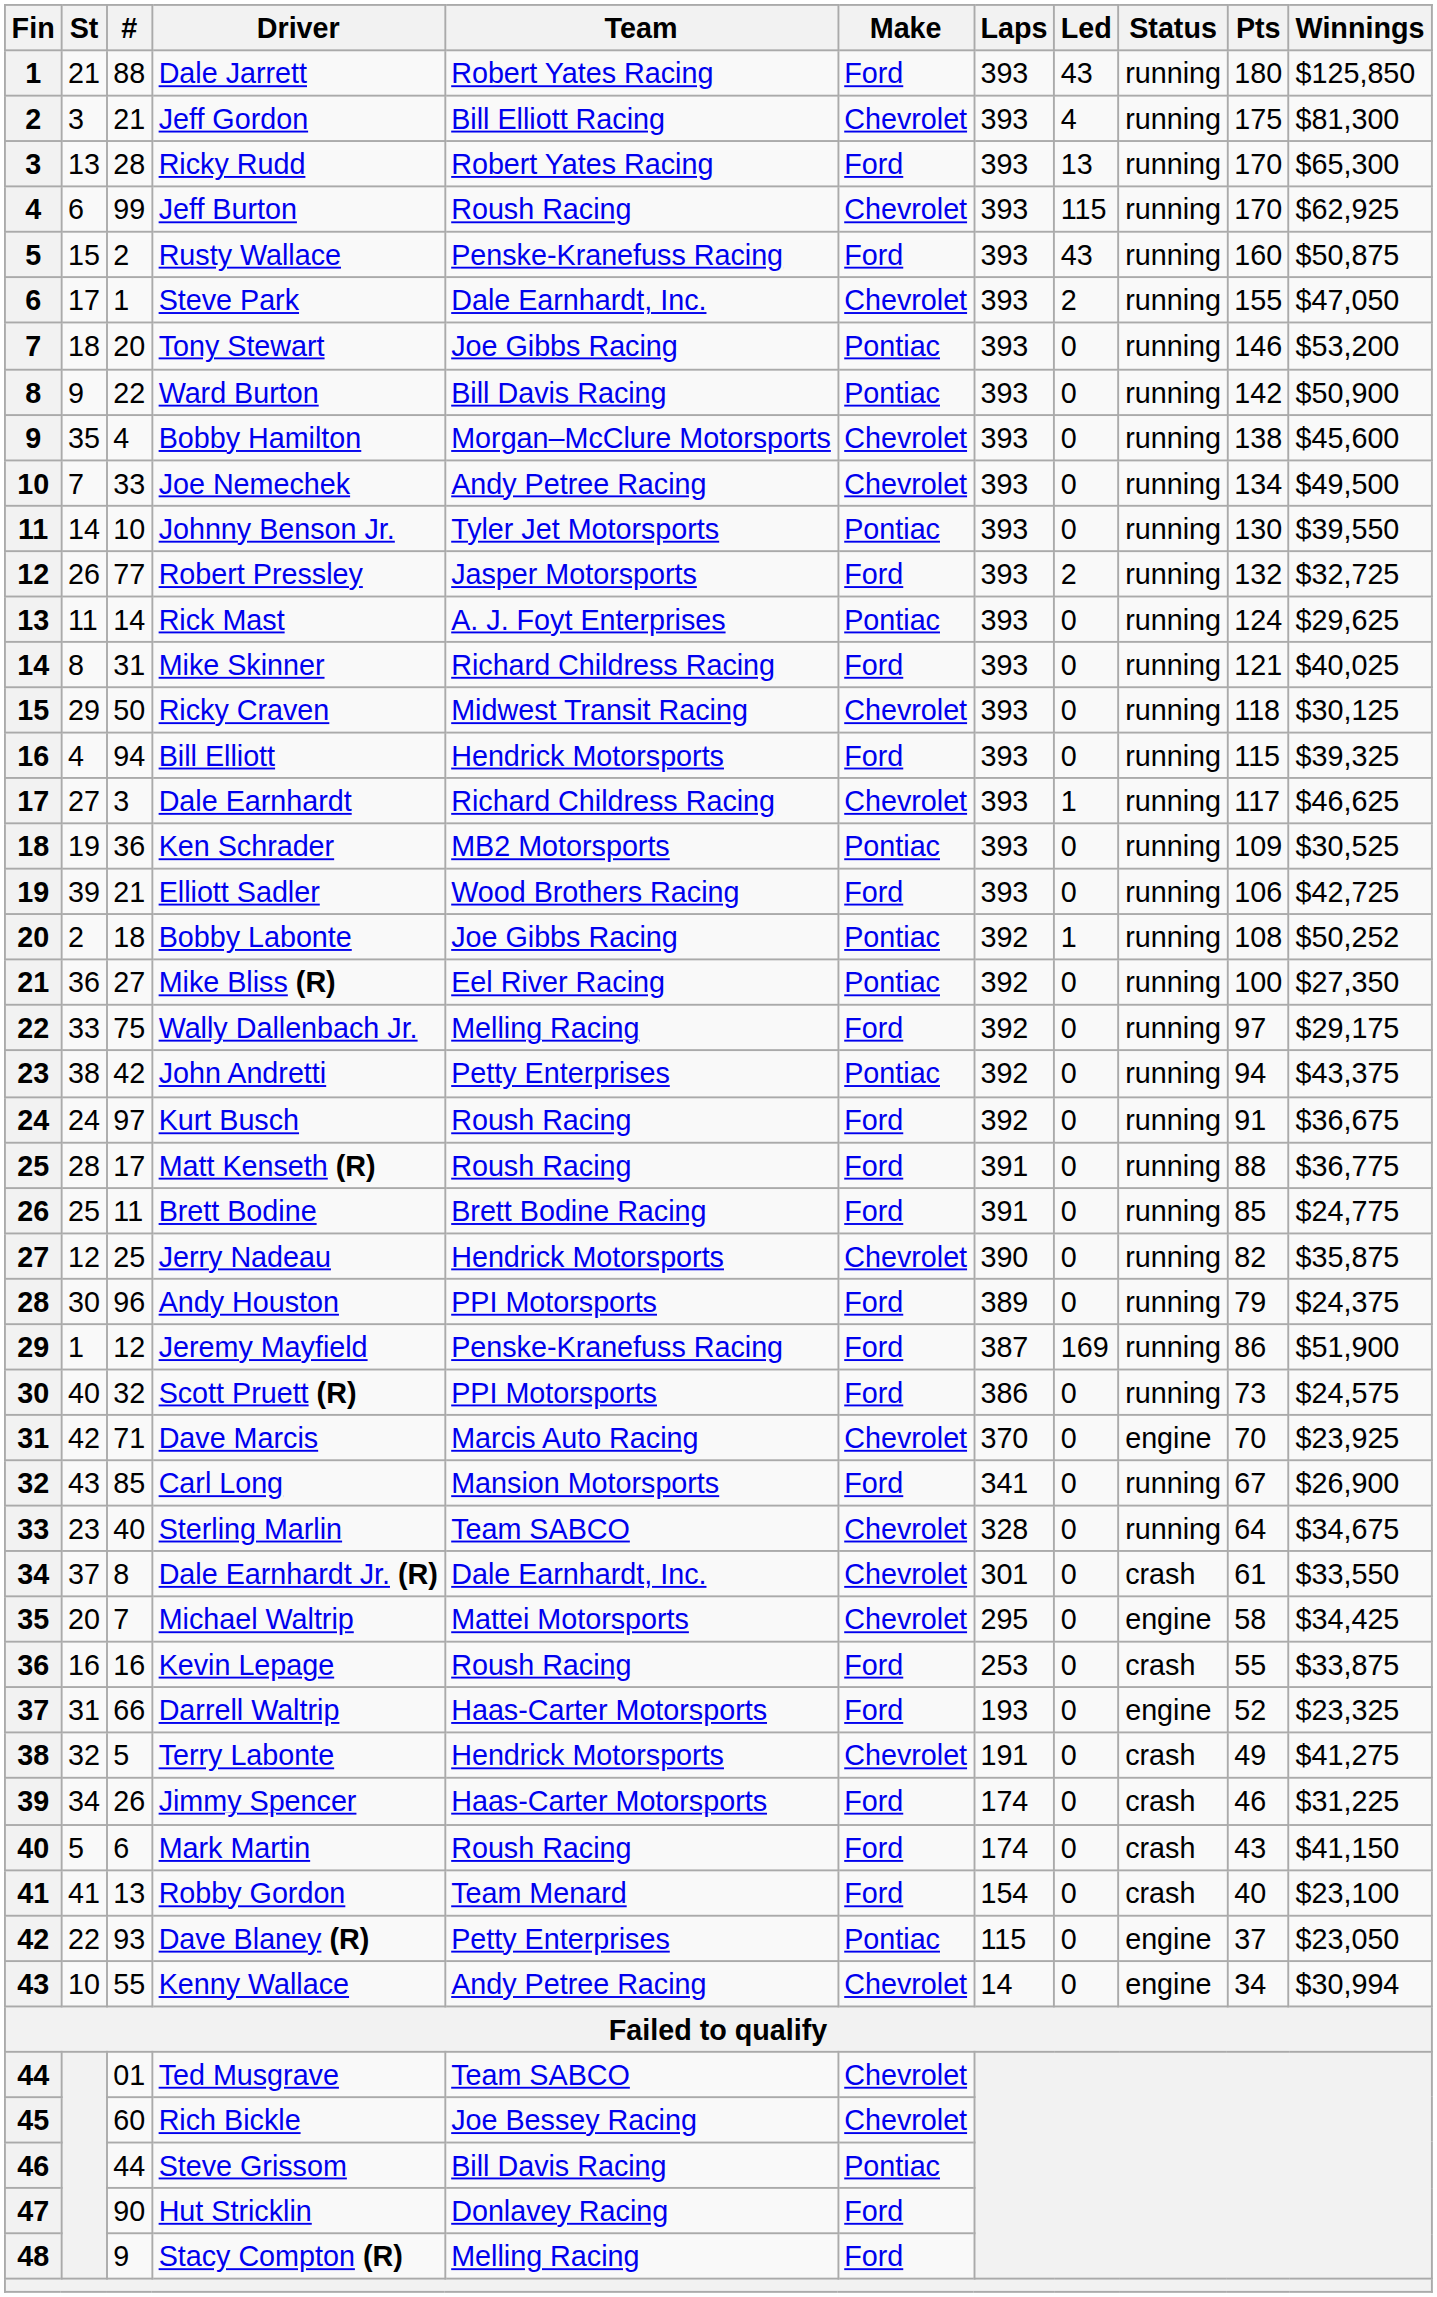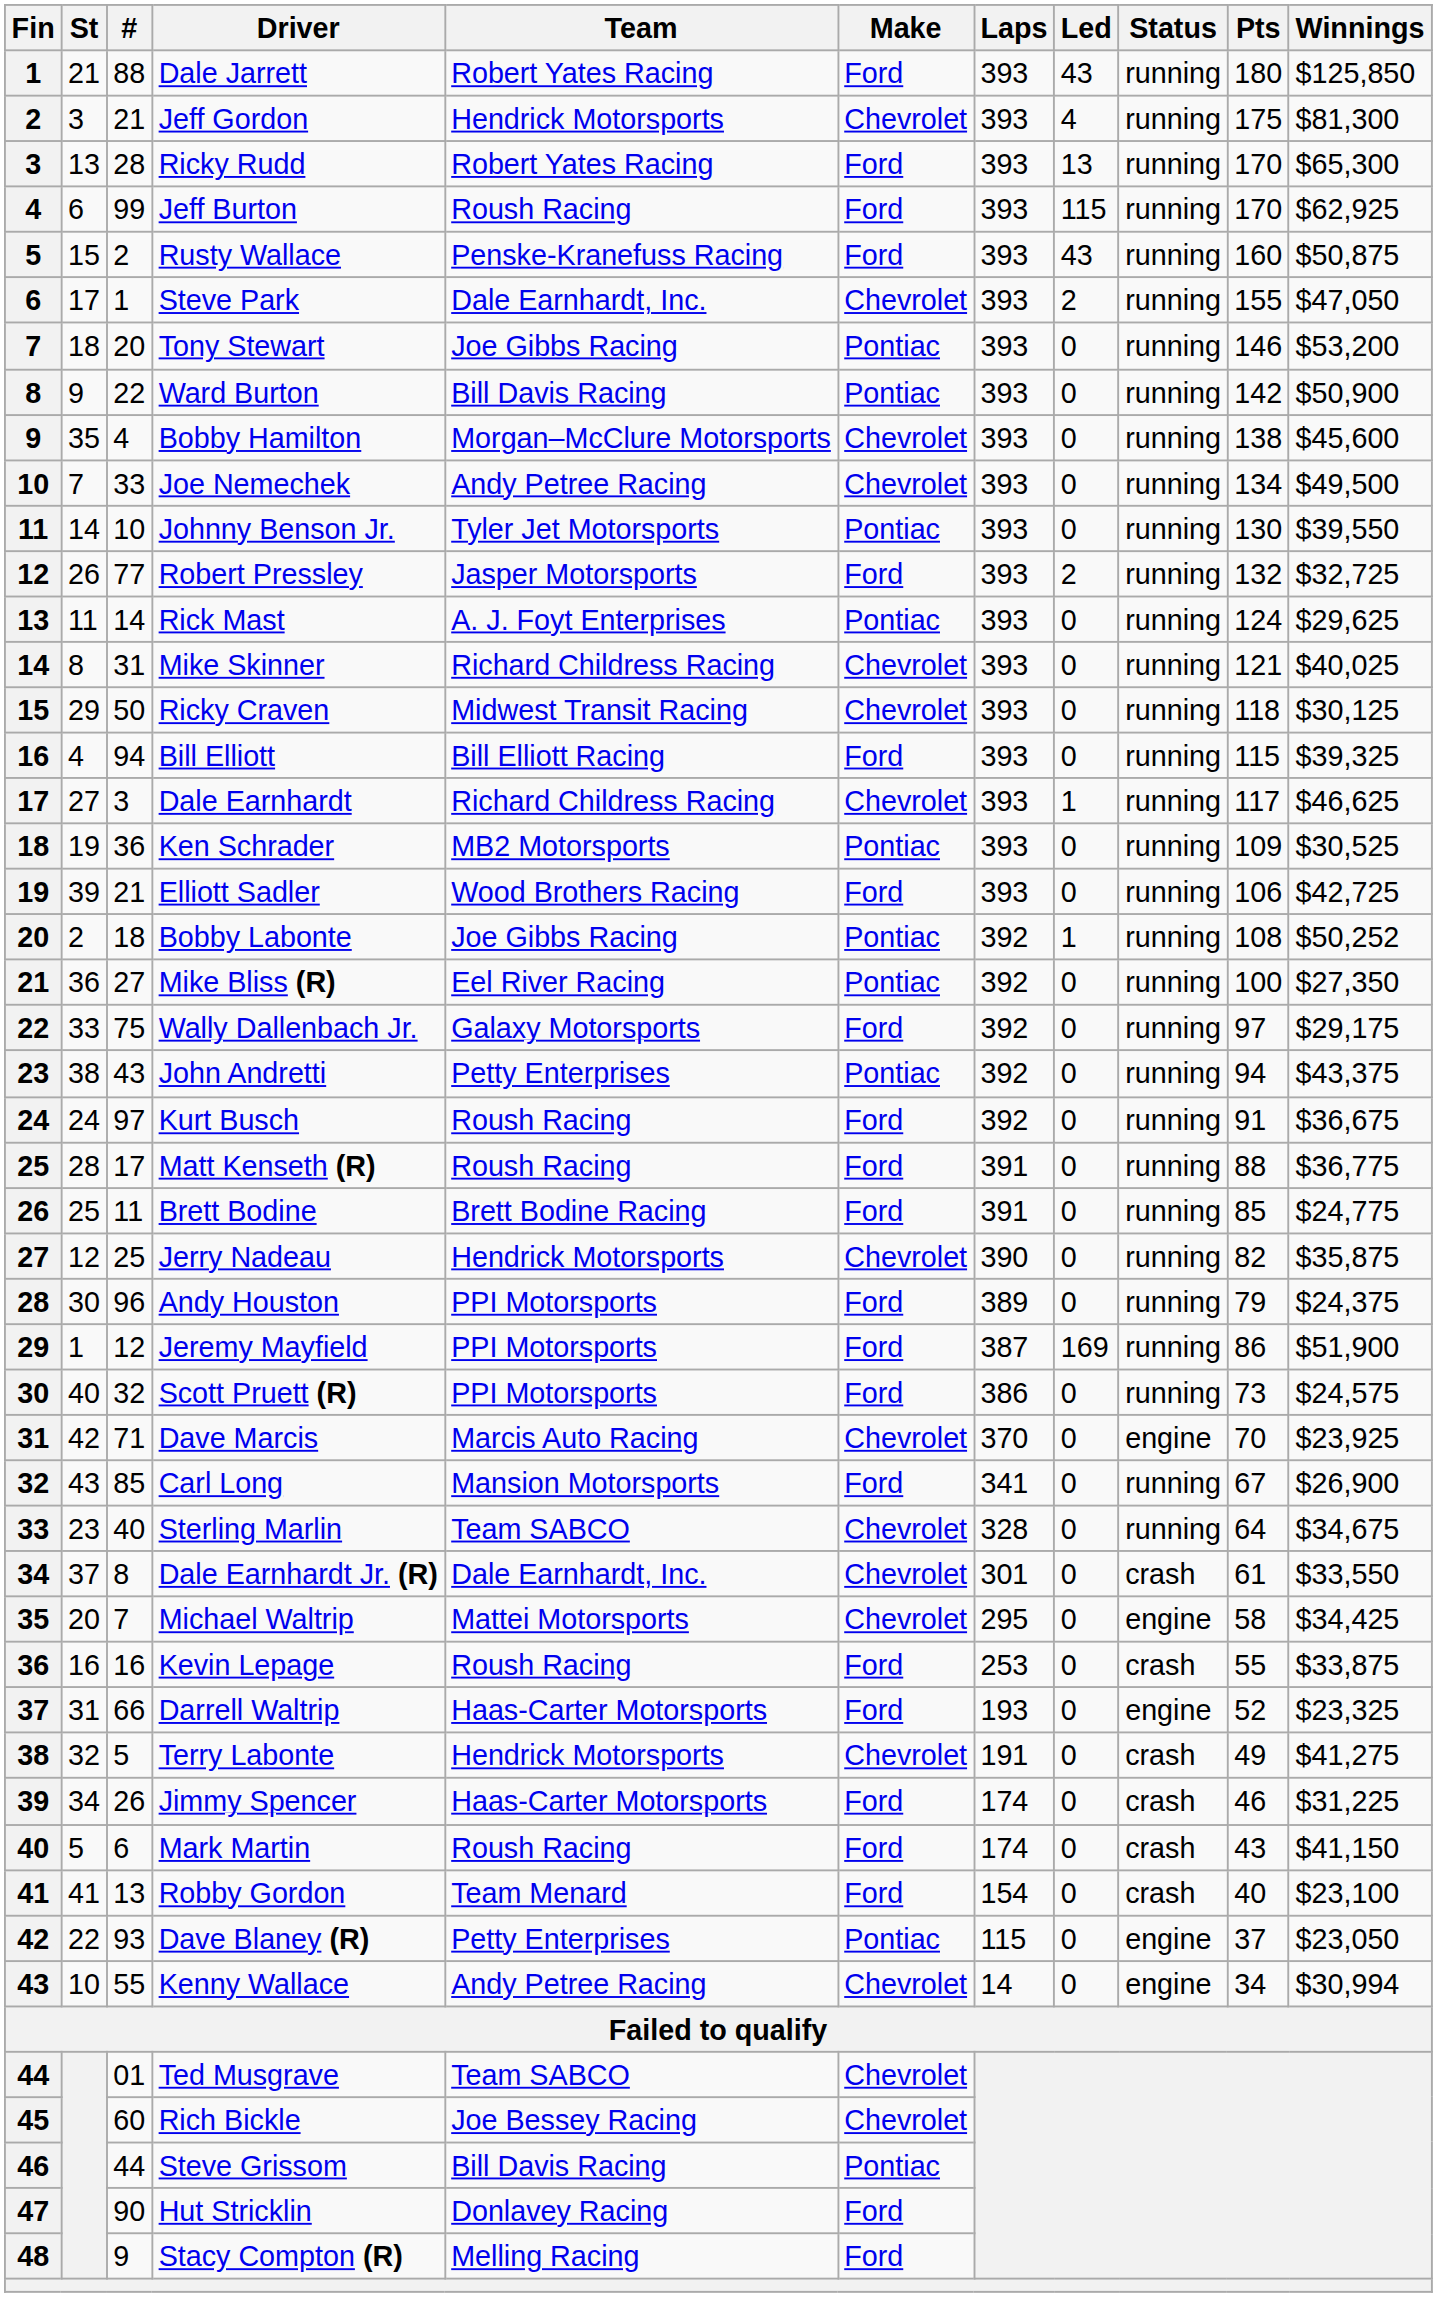(558, 119) Bill Elliott Racing -> (588, 119) Hendrick Motorsports
(906, 210) Chevrolet -> (874, 210) Ford
(874, 665) Ford -> (906, 665) Chevrolet
(588, 756) Hendrick Motorsports -> (558, 756) Bill Elliott Racing
(545, 1028) Melling Racing -> (576, 1028) Galaxy Motorsports
(129, 1074) 42 -> (129, 1074) 43
(617, 1347) Penske-Kranefuss Racing -> (554, 1347) PPI Motorsports
